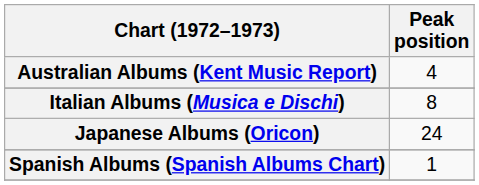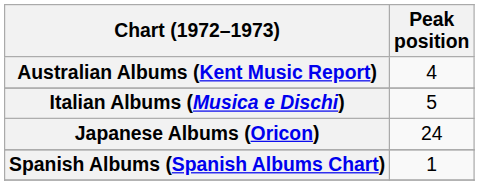(432, 103) 8 -> (432, 103) 5
